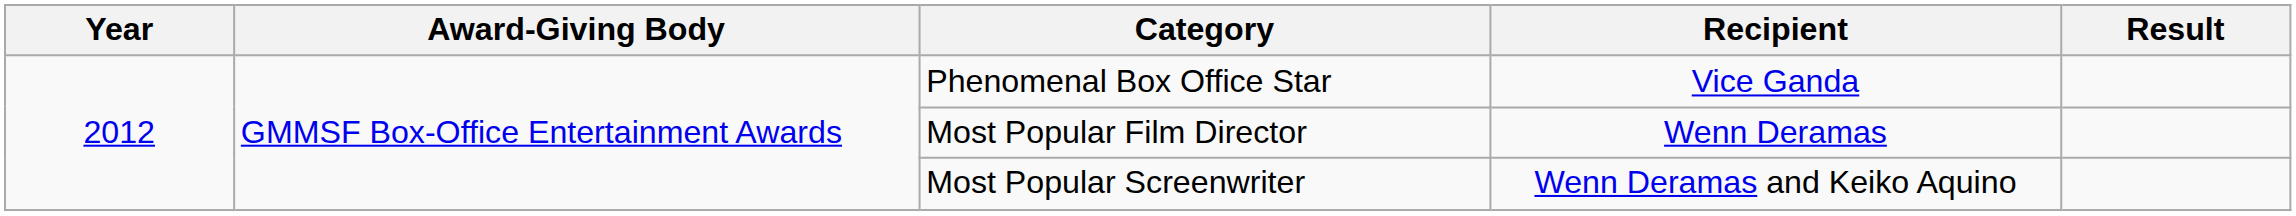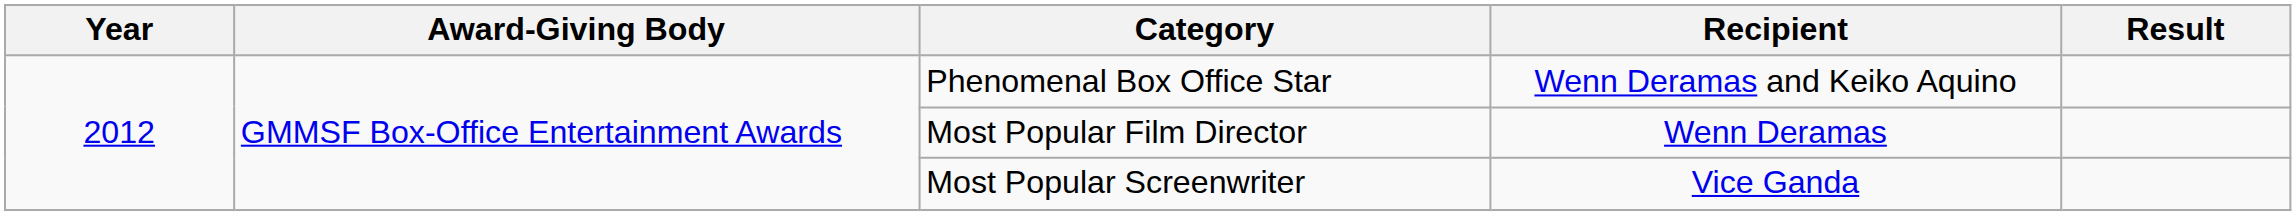(1775, 81) Vice Ganda -> (1775, 81) Wenn Deramas and Keiko Aquino
(1775, 183) Wenn Deramas and Keiko Aquino -> (1775, 183) Vice Ganda
